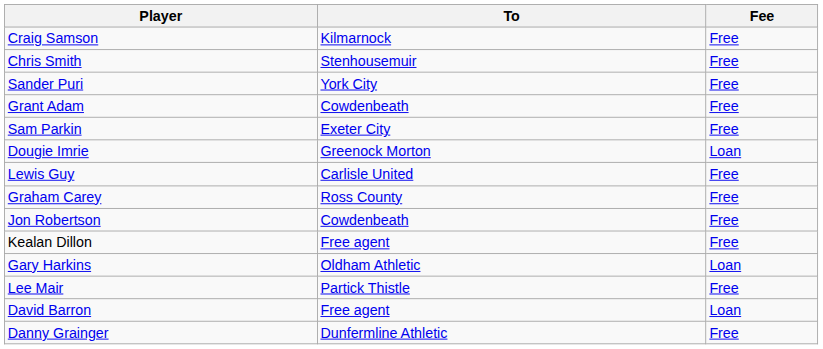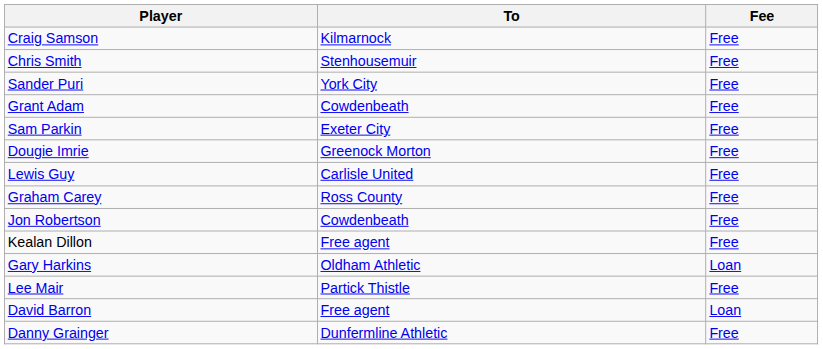(725, 152) Loan -> (724, 152) Free
